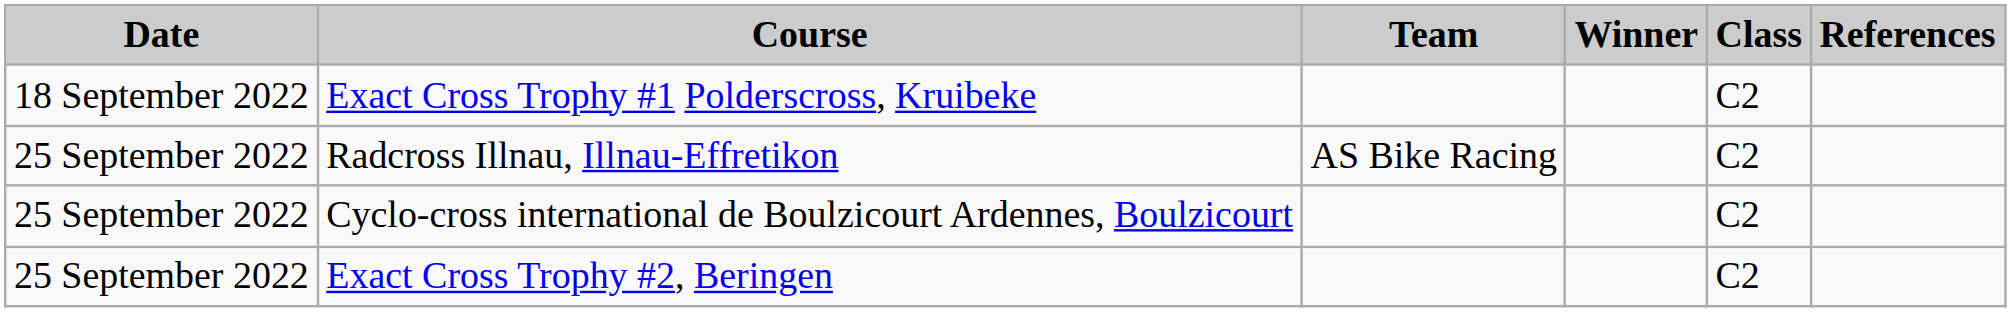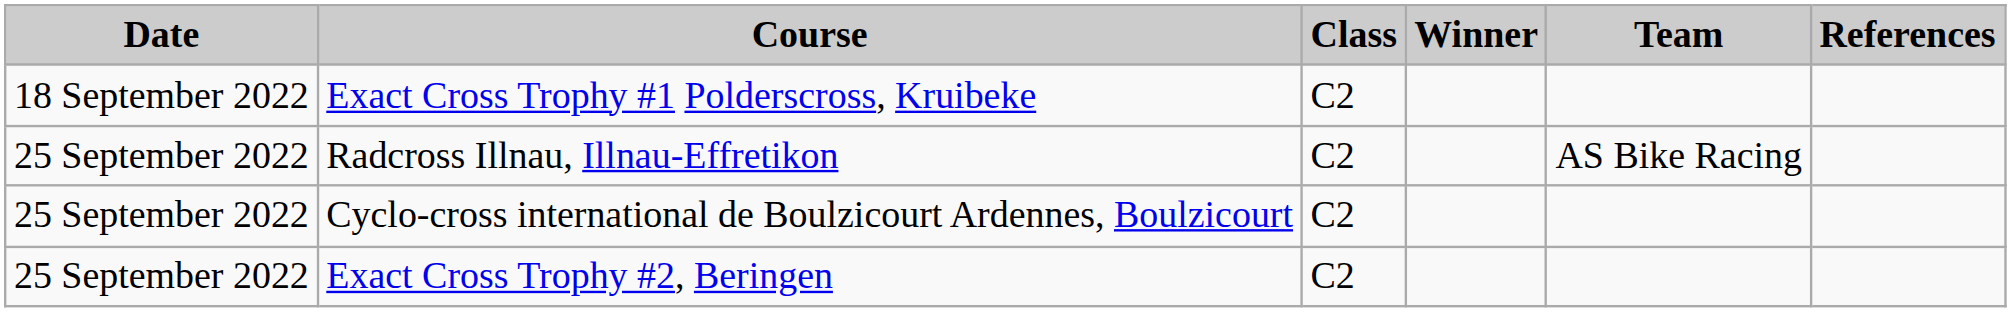columns swapped: (1759, 34) <-> (1434, 34)
